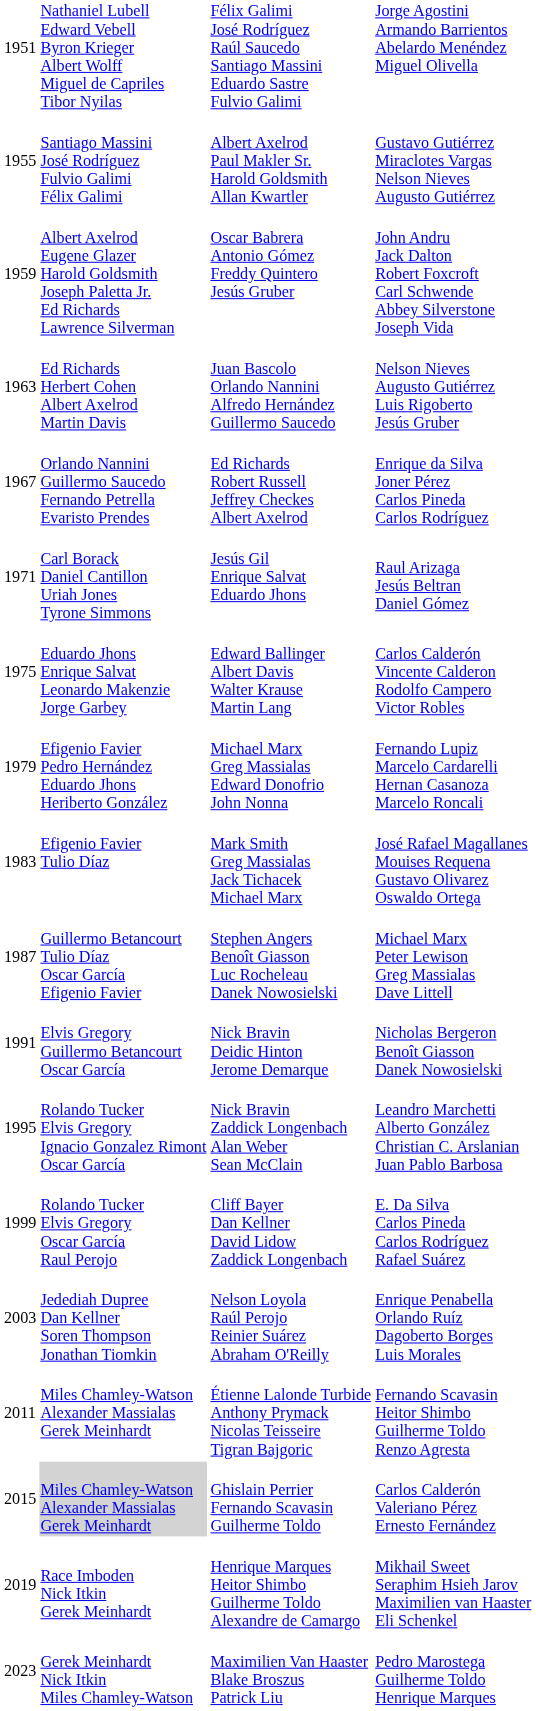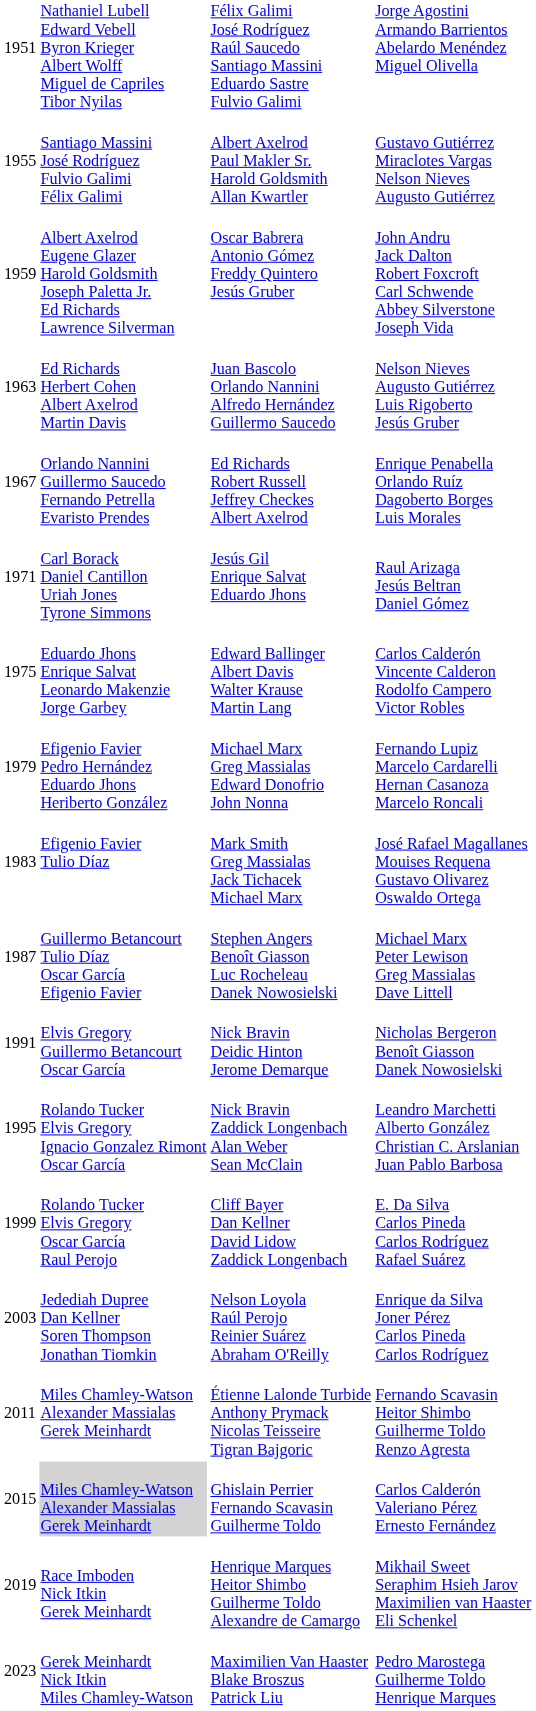(432, 491) Enrique da Silva Joner Pérez Carlos Pineda Carlos Rodríguez -> (434, 491) Enrique Penabella Orlando Ruíz Dagoberto Borges Luis Morales
(434, 1327) Enrique Penabella Orlando Ruíz Dagoberto Borges Luis Morales -> (432, 1327) Enrique da Silva Joner Pérez Carlos Pineda Carlos Rodríguez
